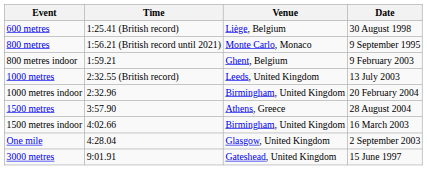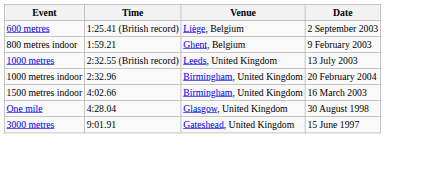(380, 28) 30 August 1998 -> (343, 28) 2 September 2003
- row: (28, 44)
- row: (30, 108)
(385, 141) 2 September 2003 -> (338, 108) 30 August 1998
